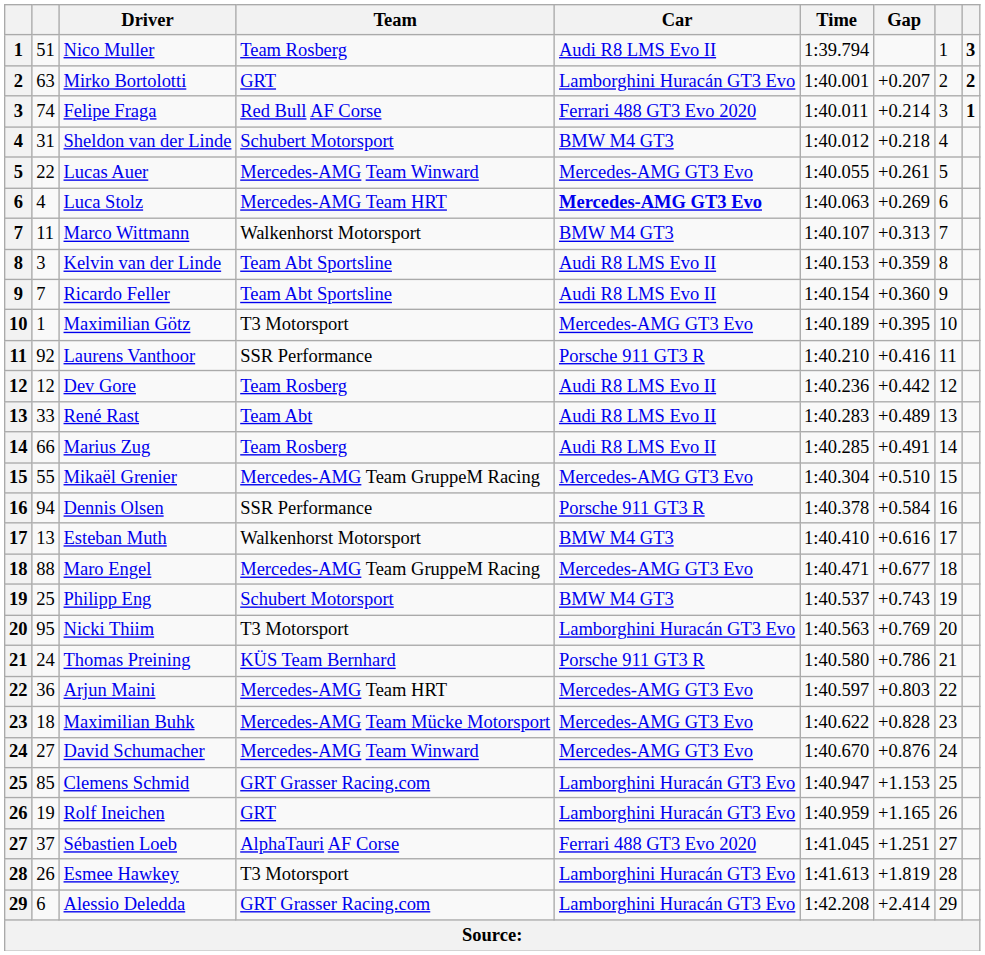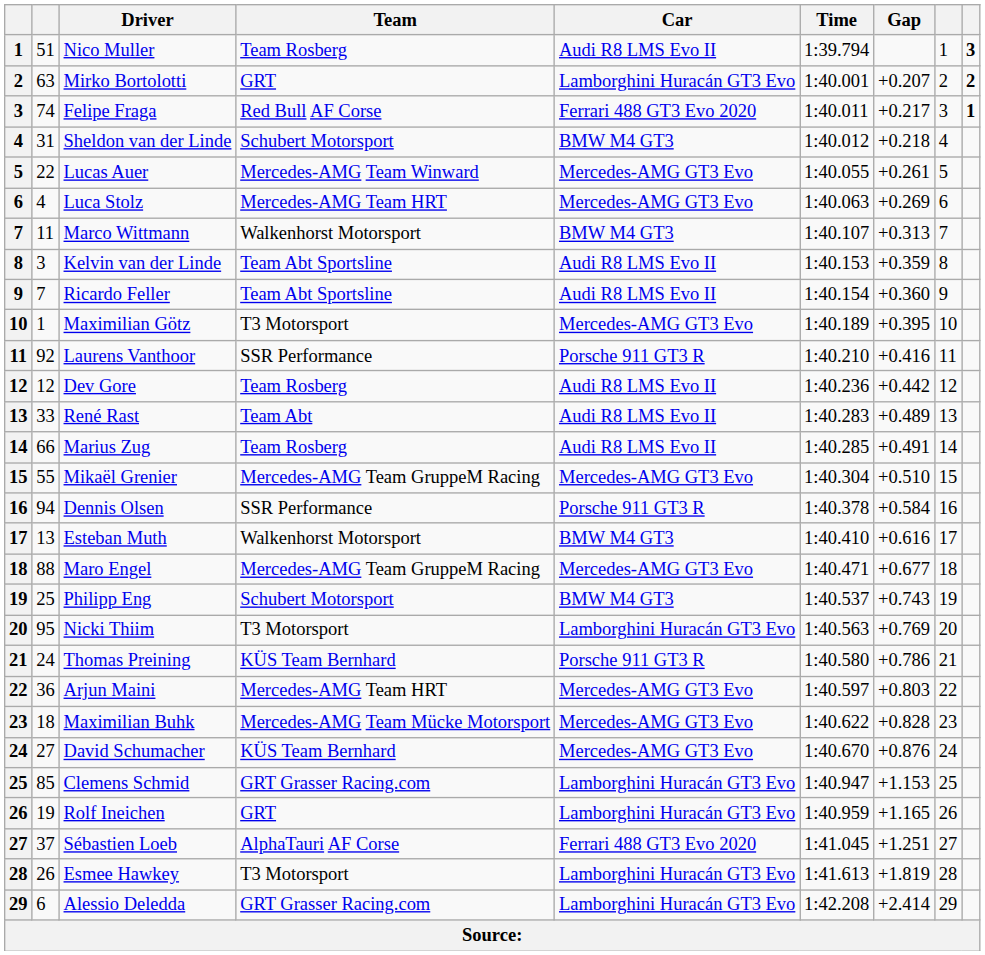(904, 110) +0.214 -> (904, 110) +0.217
(660, 202) bold -> (656, 202) normal
(359, 751) Mercedes-AMG Team Winward -> (318, 751) KÜS Team Bernhard
